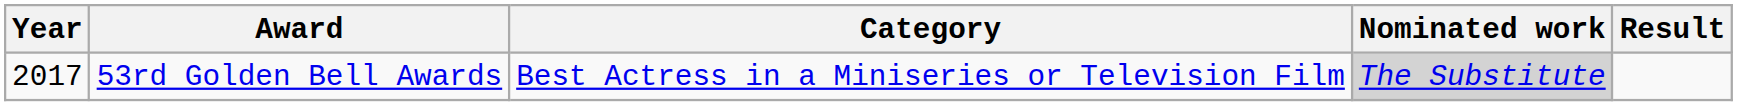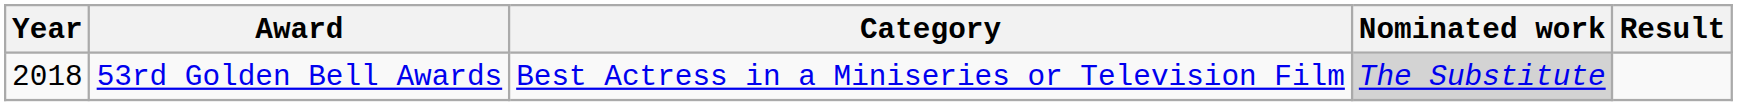(47, 77) 2017 -> (47, 77) 2018
